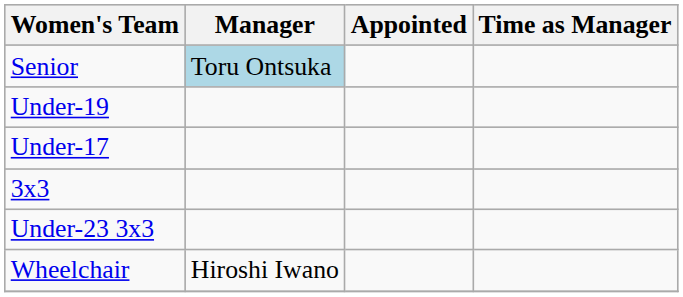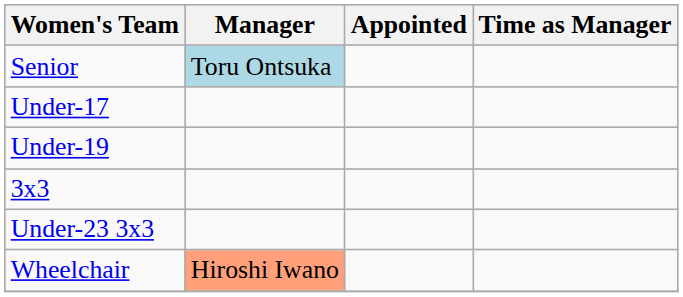rows swapped: (60, 106) <-> (60, 147)
(265, 270) no background -> (265, 270) lightsalmon background
